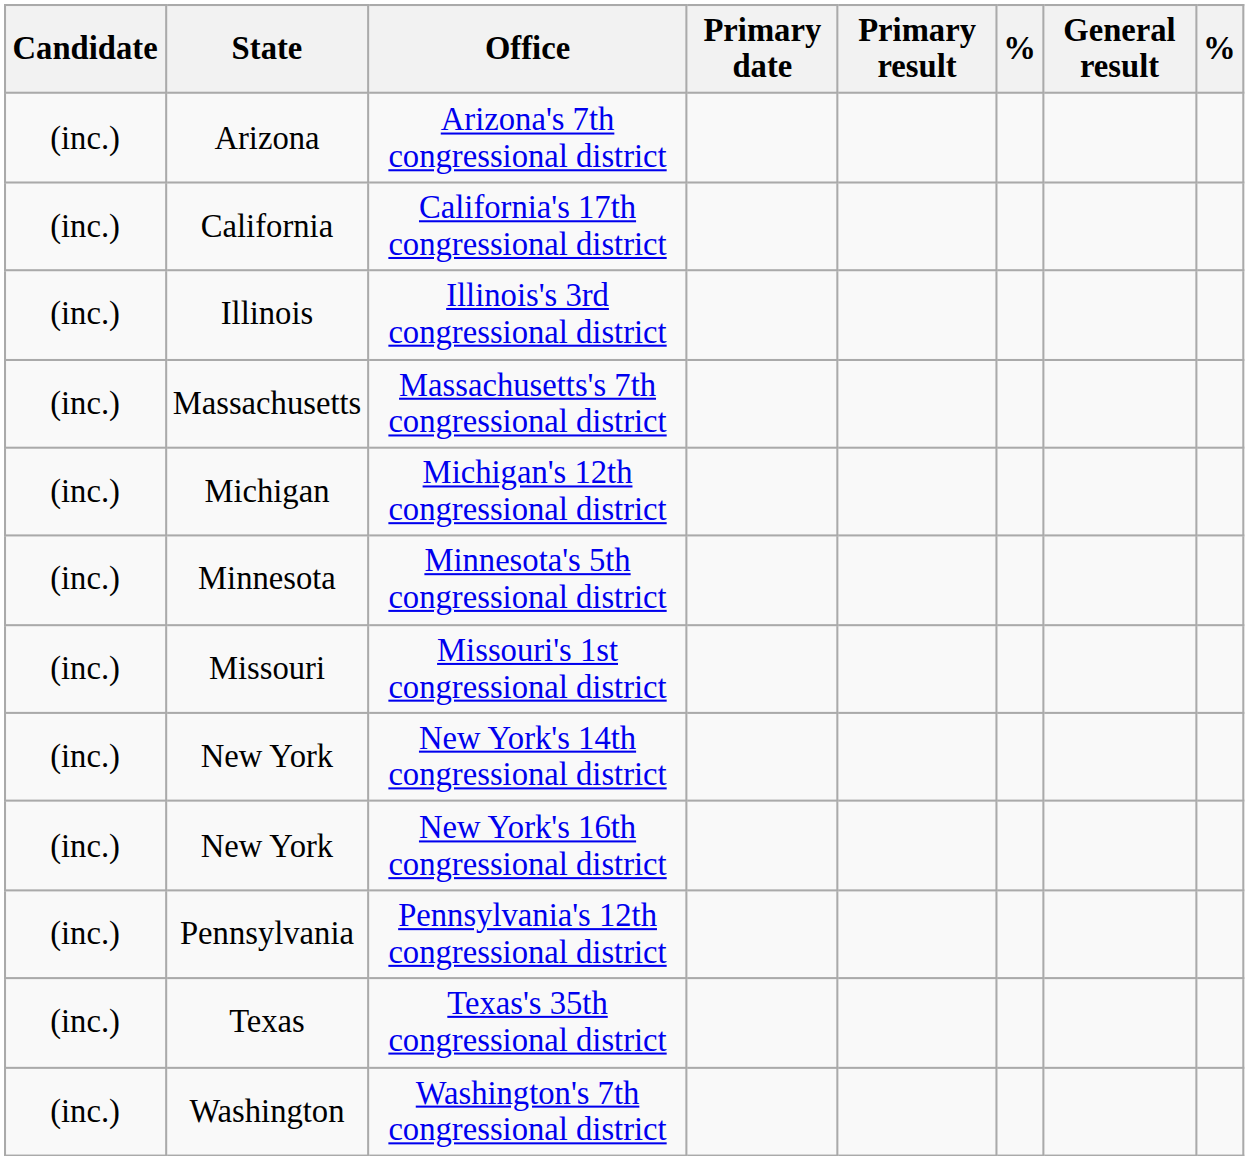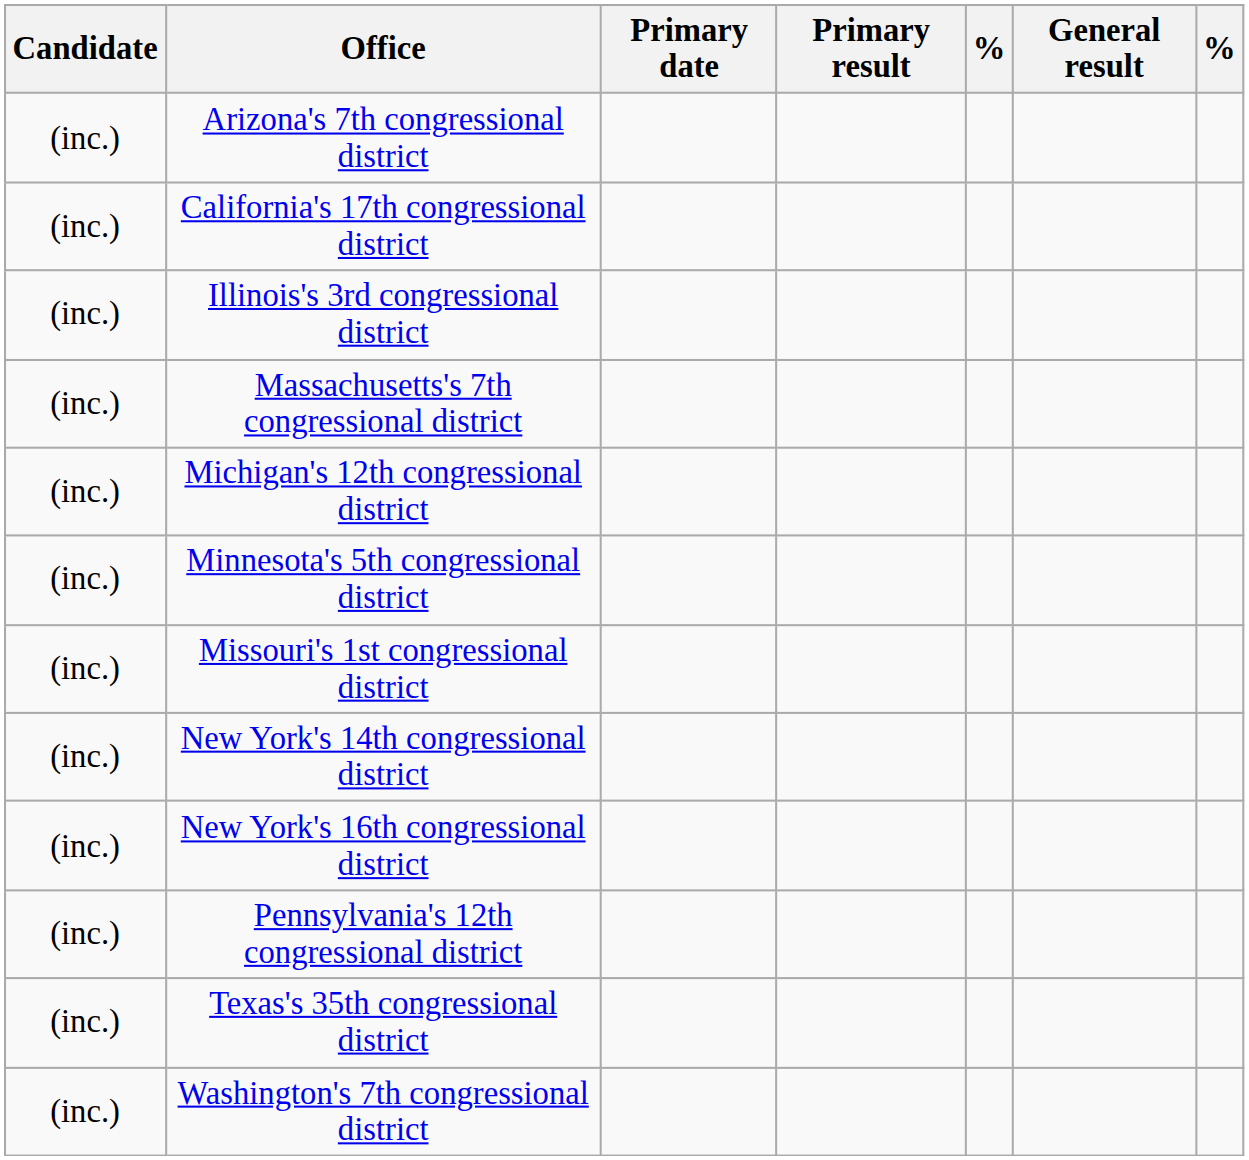- column: (267, 48)
